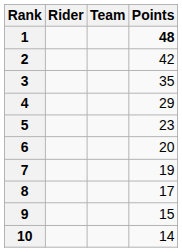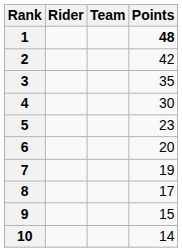(167, 103) 29 -> (167, 103) 30
